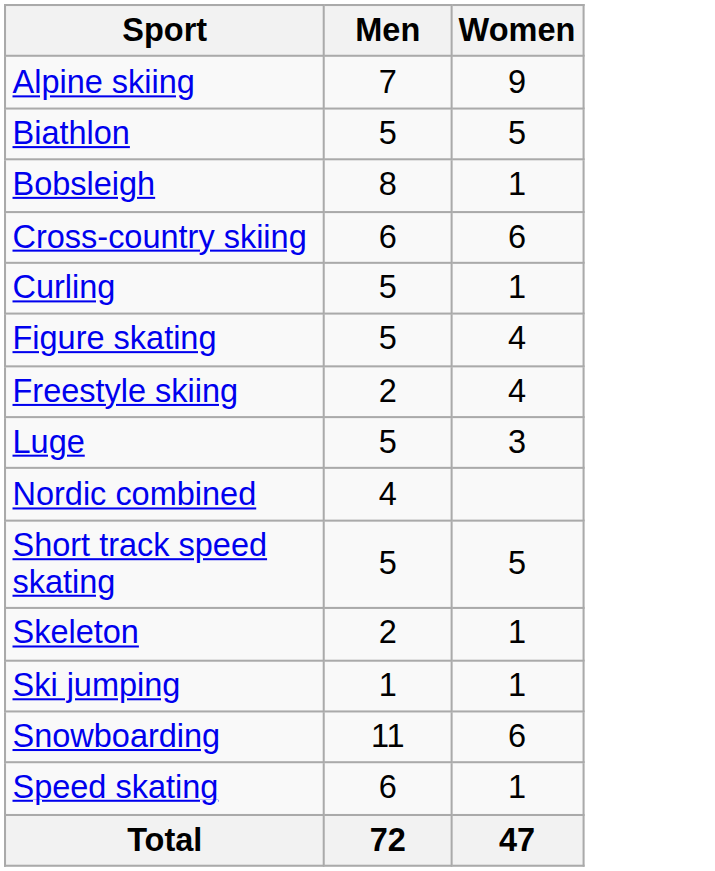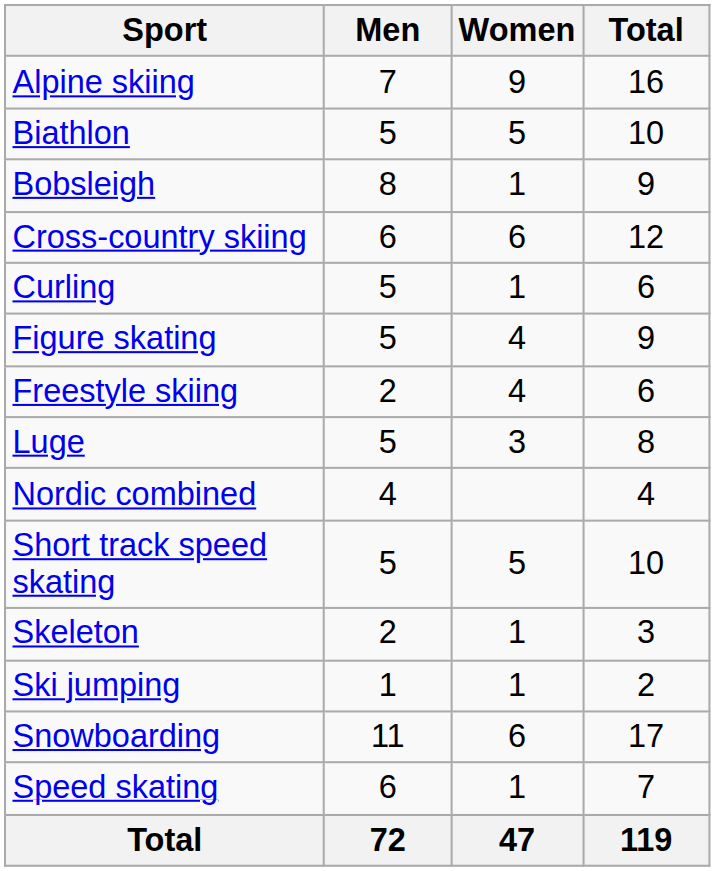+ column: (646, 30)
